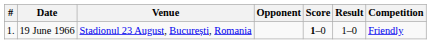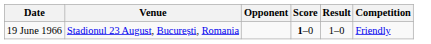- column: (11, 13)
